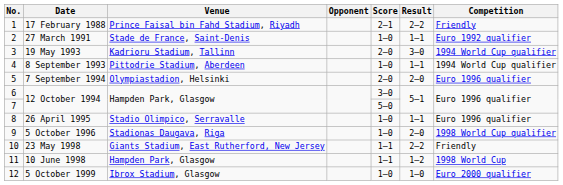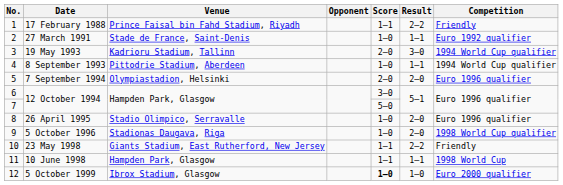(385, 25) 2–1 -> (385, 25) 1–1
(417, 120) 1–1 -> (417, 120) 2–0
(417, 160) 1–2 -> (417, 160) 1–1
(385, 174) normal -> (385, 174) bold
